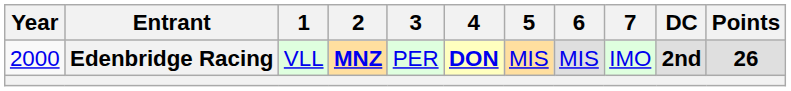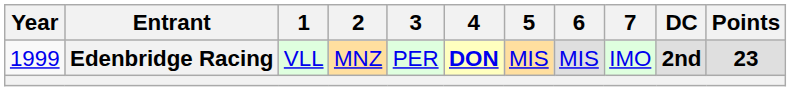(35, 58) 2000 -> (35, 58) 1999
(358, 58) bold -> (358, 58) normal
(746, 58) 26 -> (746, 58) 23
